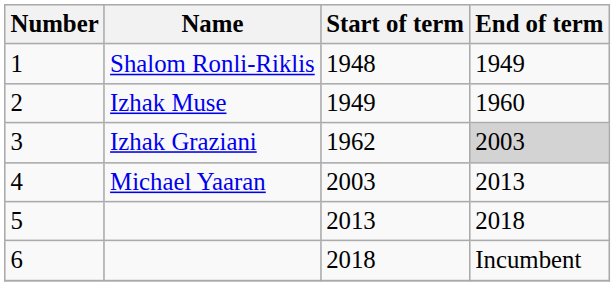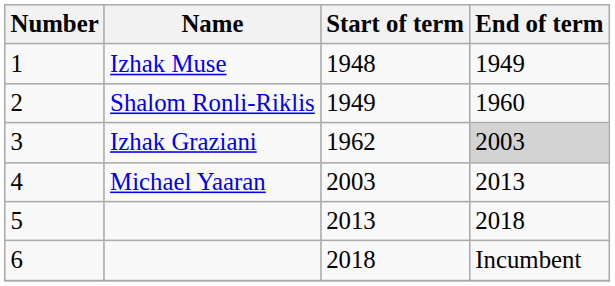(212, 63) Shalom Ronli-Riklis -> (168, 63) Izhak Muse
(168, 102) Izhak Muse -> (212, 102) Shalom Ronli-Riklis
